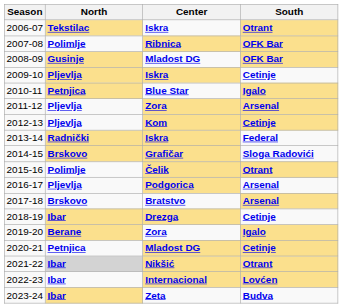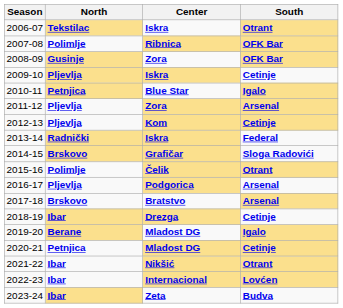(173, 59) Mladost DG -> (156, 59) Zora
(156, 232) Zora -> (173, 232) Mladost DG
(57, 264) lightgrey background -> (57, 264) no background
